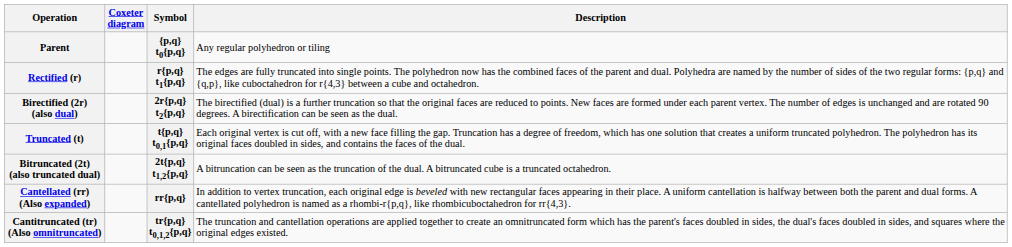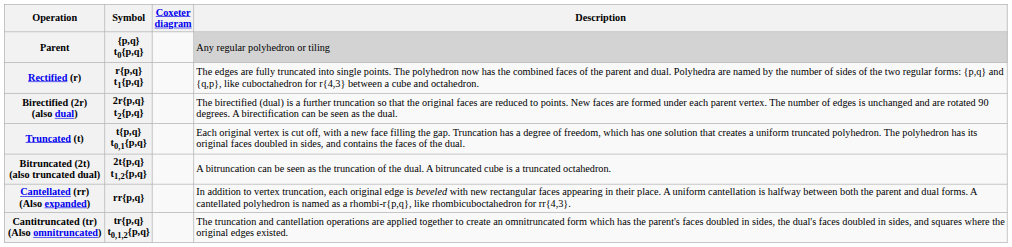columns swapped: (170, 18) <-> (126, 18)
(263, 47) no background -> (263, 47) lightgrey background
